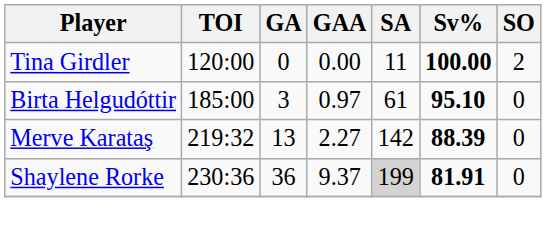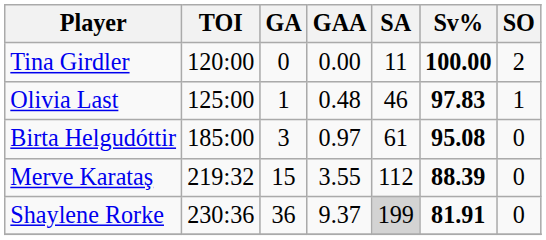+ row: (64, 100)
(458, 100) 95.10 -> (458, 138) 95.08
(284, 138) 13 -> (284, 176) 15
(340, 138) 2.27 -> (340, 176) 3.55
(396, 138) 142 -> (396, 176) 112
